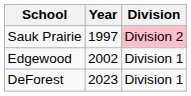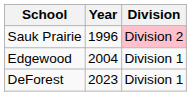(103, 36) 1997 -> (103, 36) 1996
(103, 58) 2002 -> (103, 58) 2004
